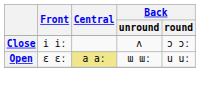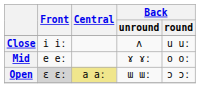(178, 44) ɔ ɔː -> (178, 44) u uː
+ row: (21, 59)
(55, 59) no background -> (55, 75) lightgrey background
(178, 59) u uː -> (178, 75) ɔ ɔː
